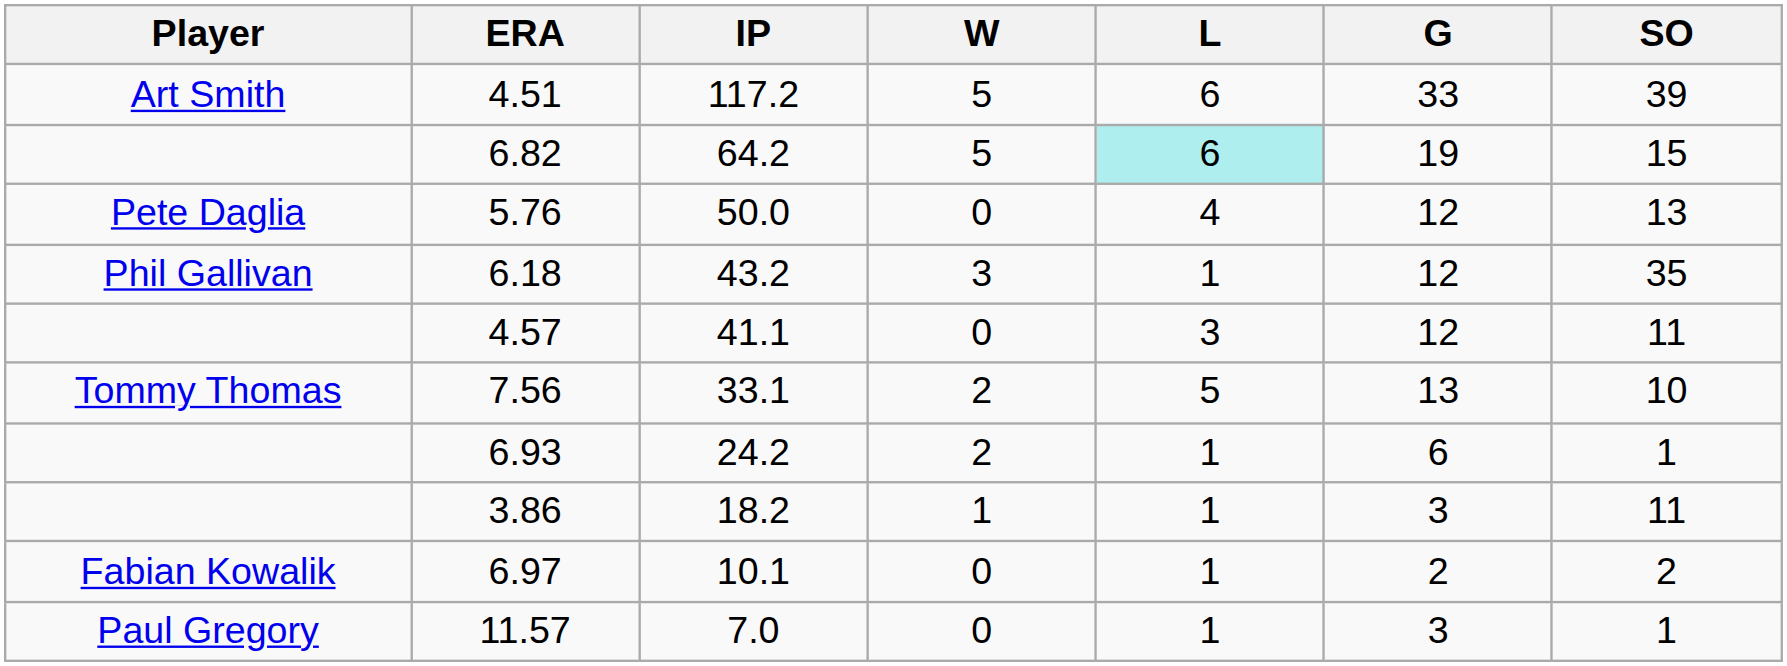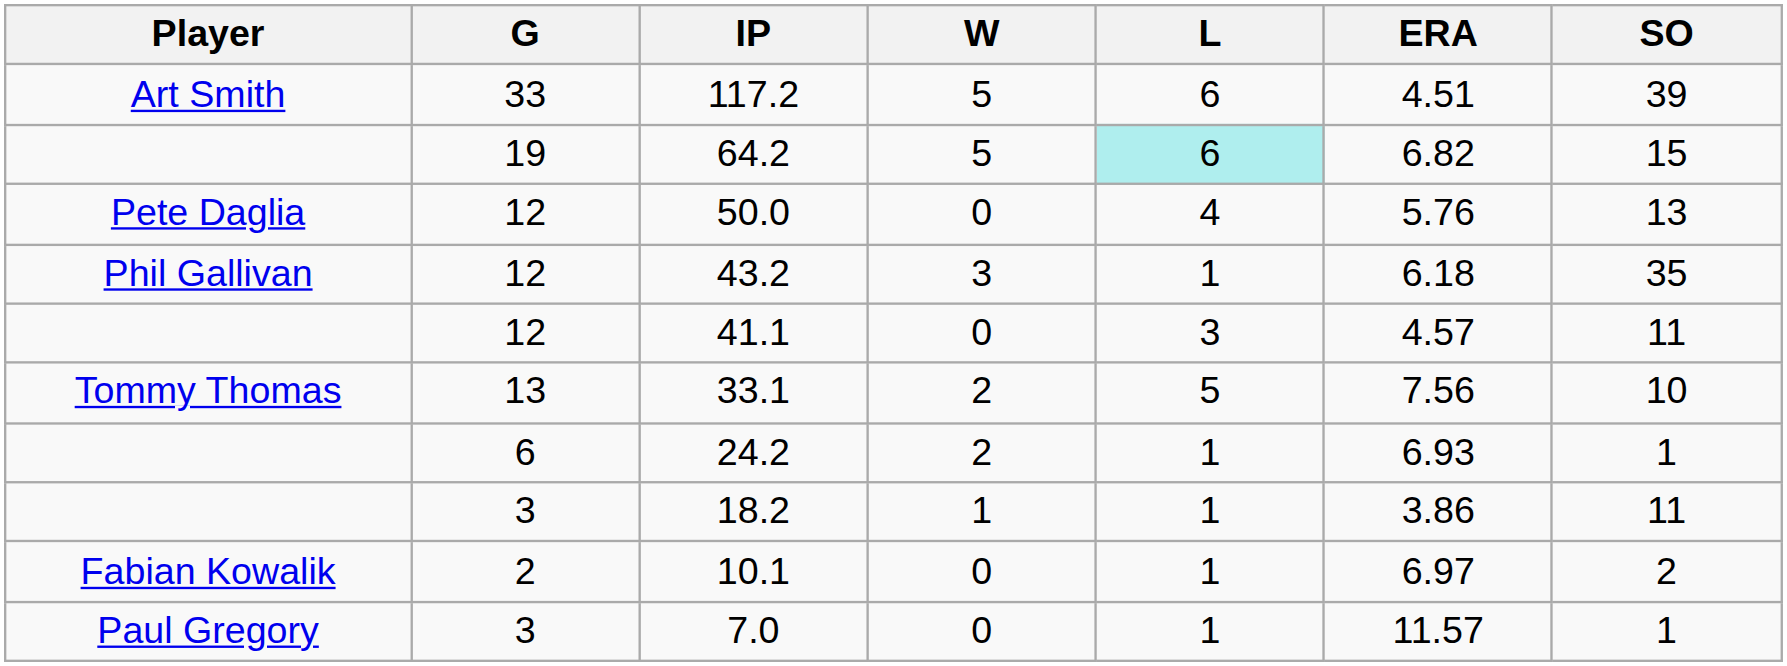columns swapped: (1438, 34) <-> (525, 34)
